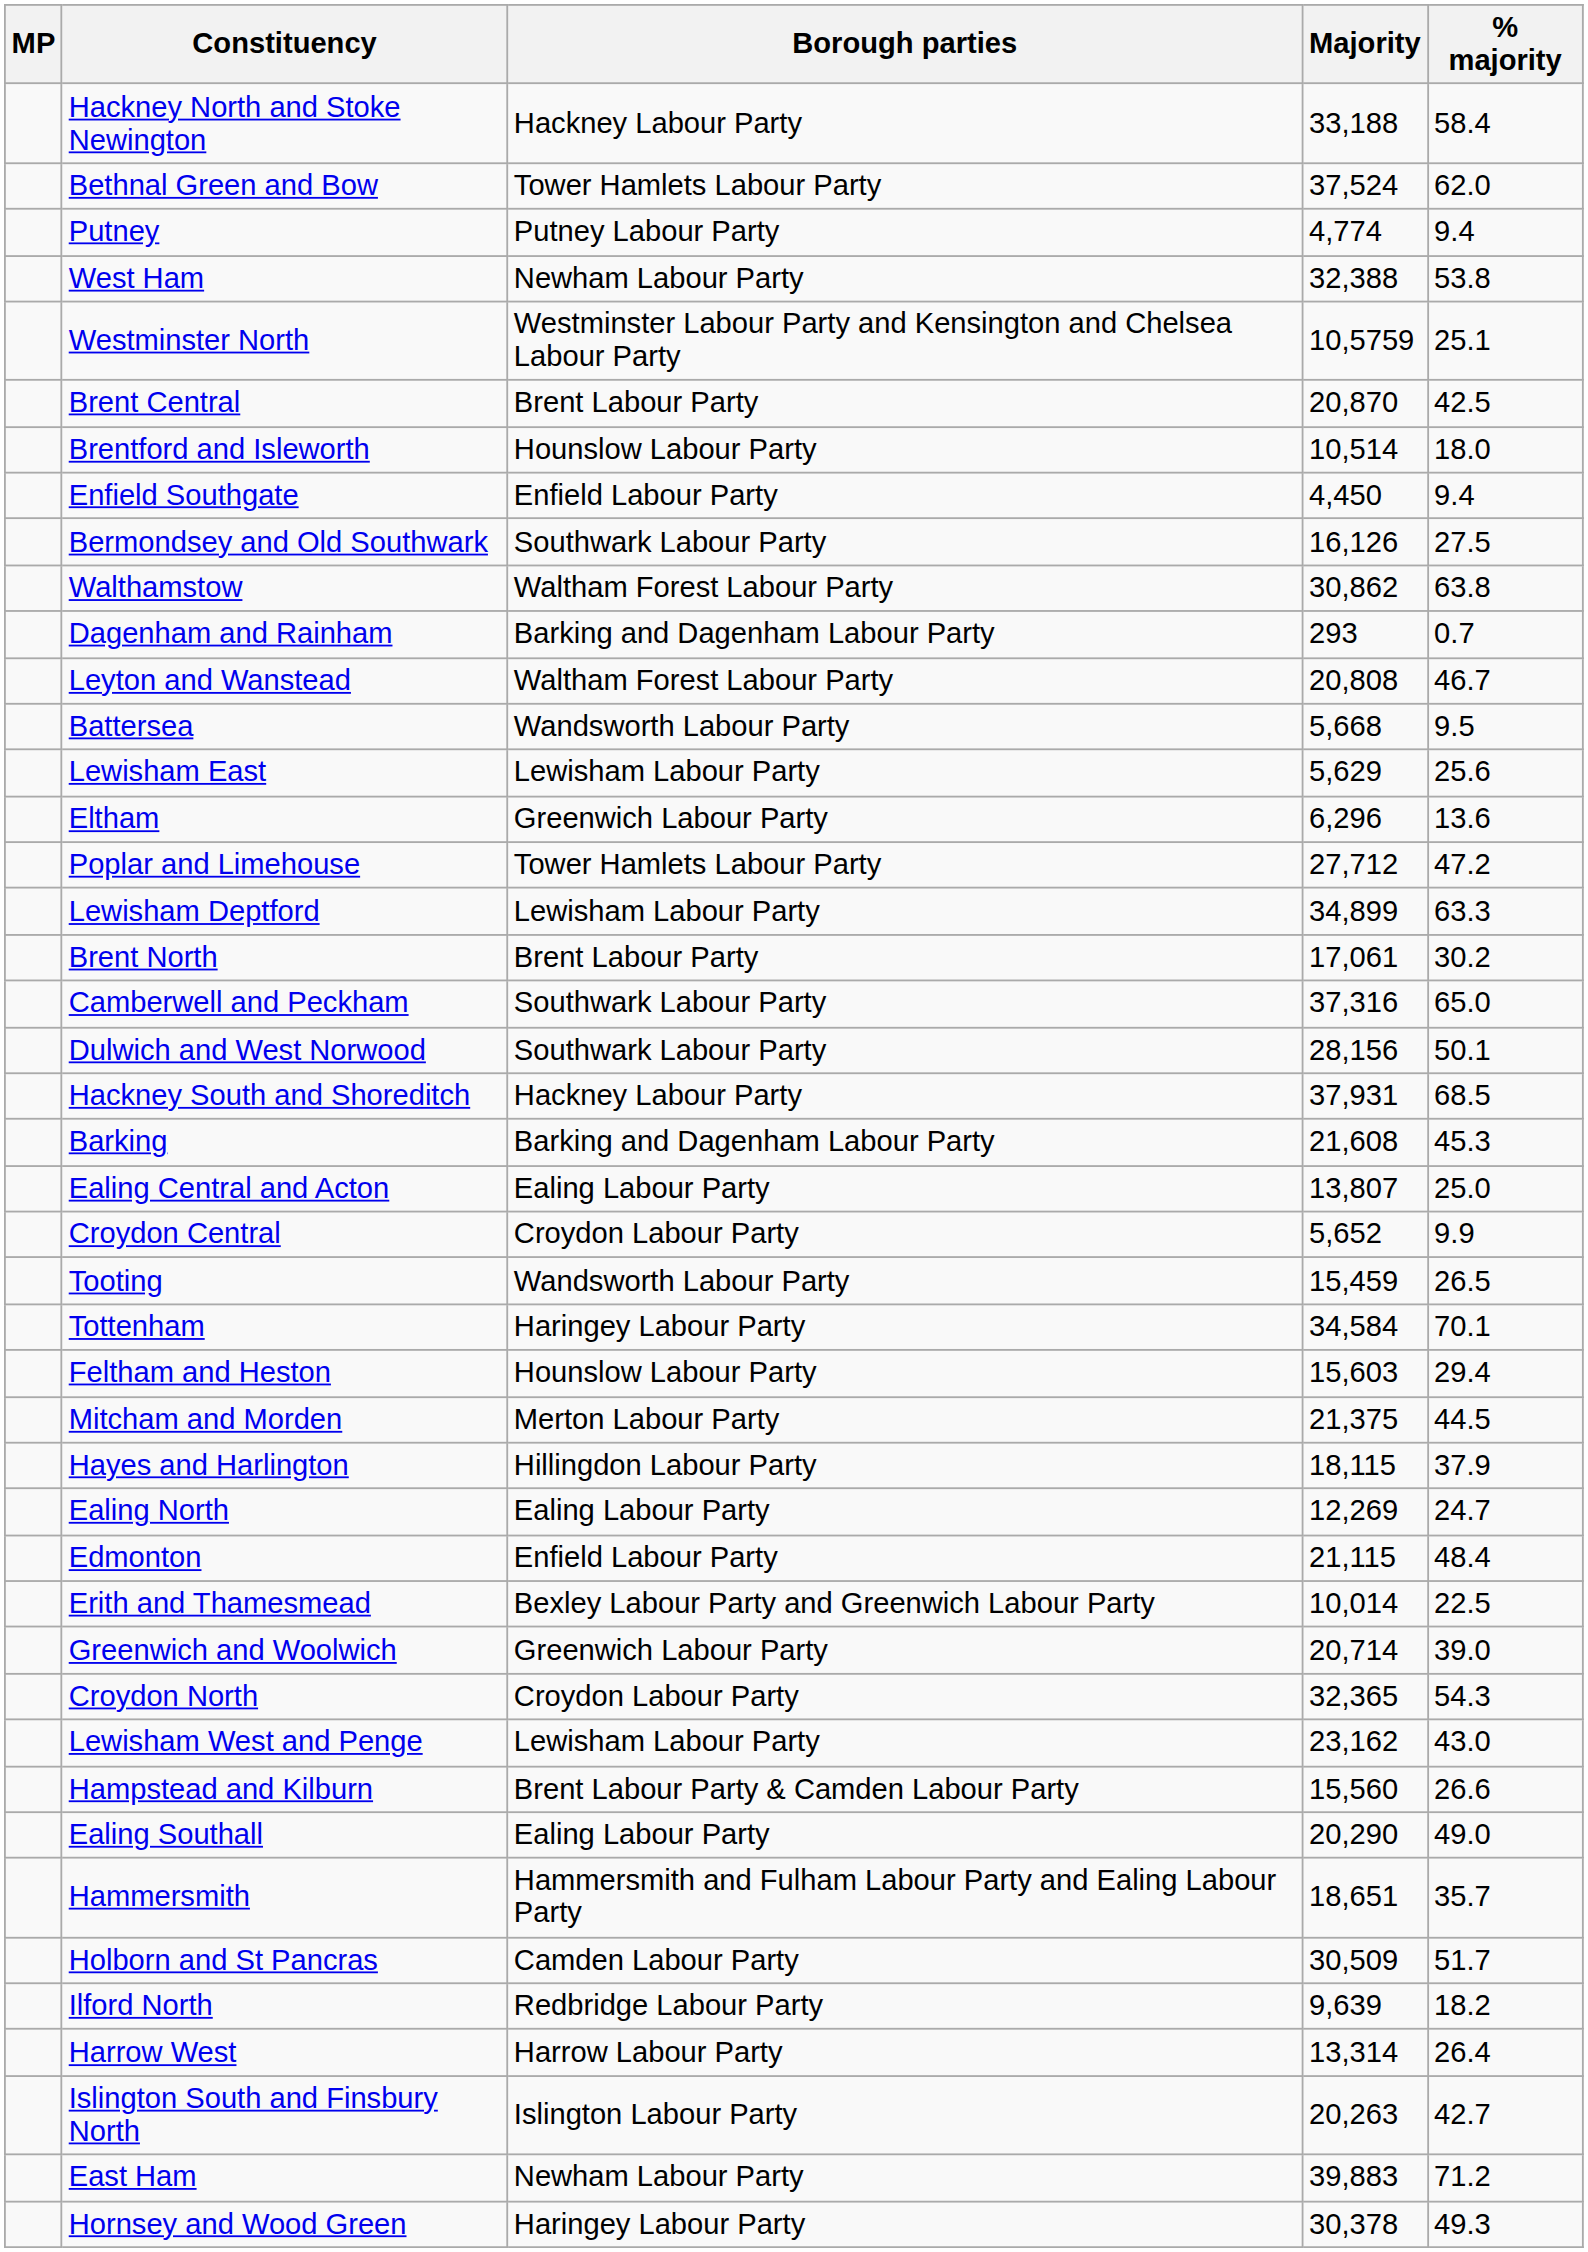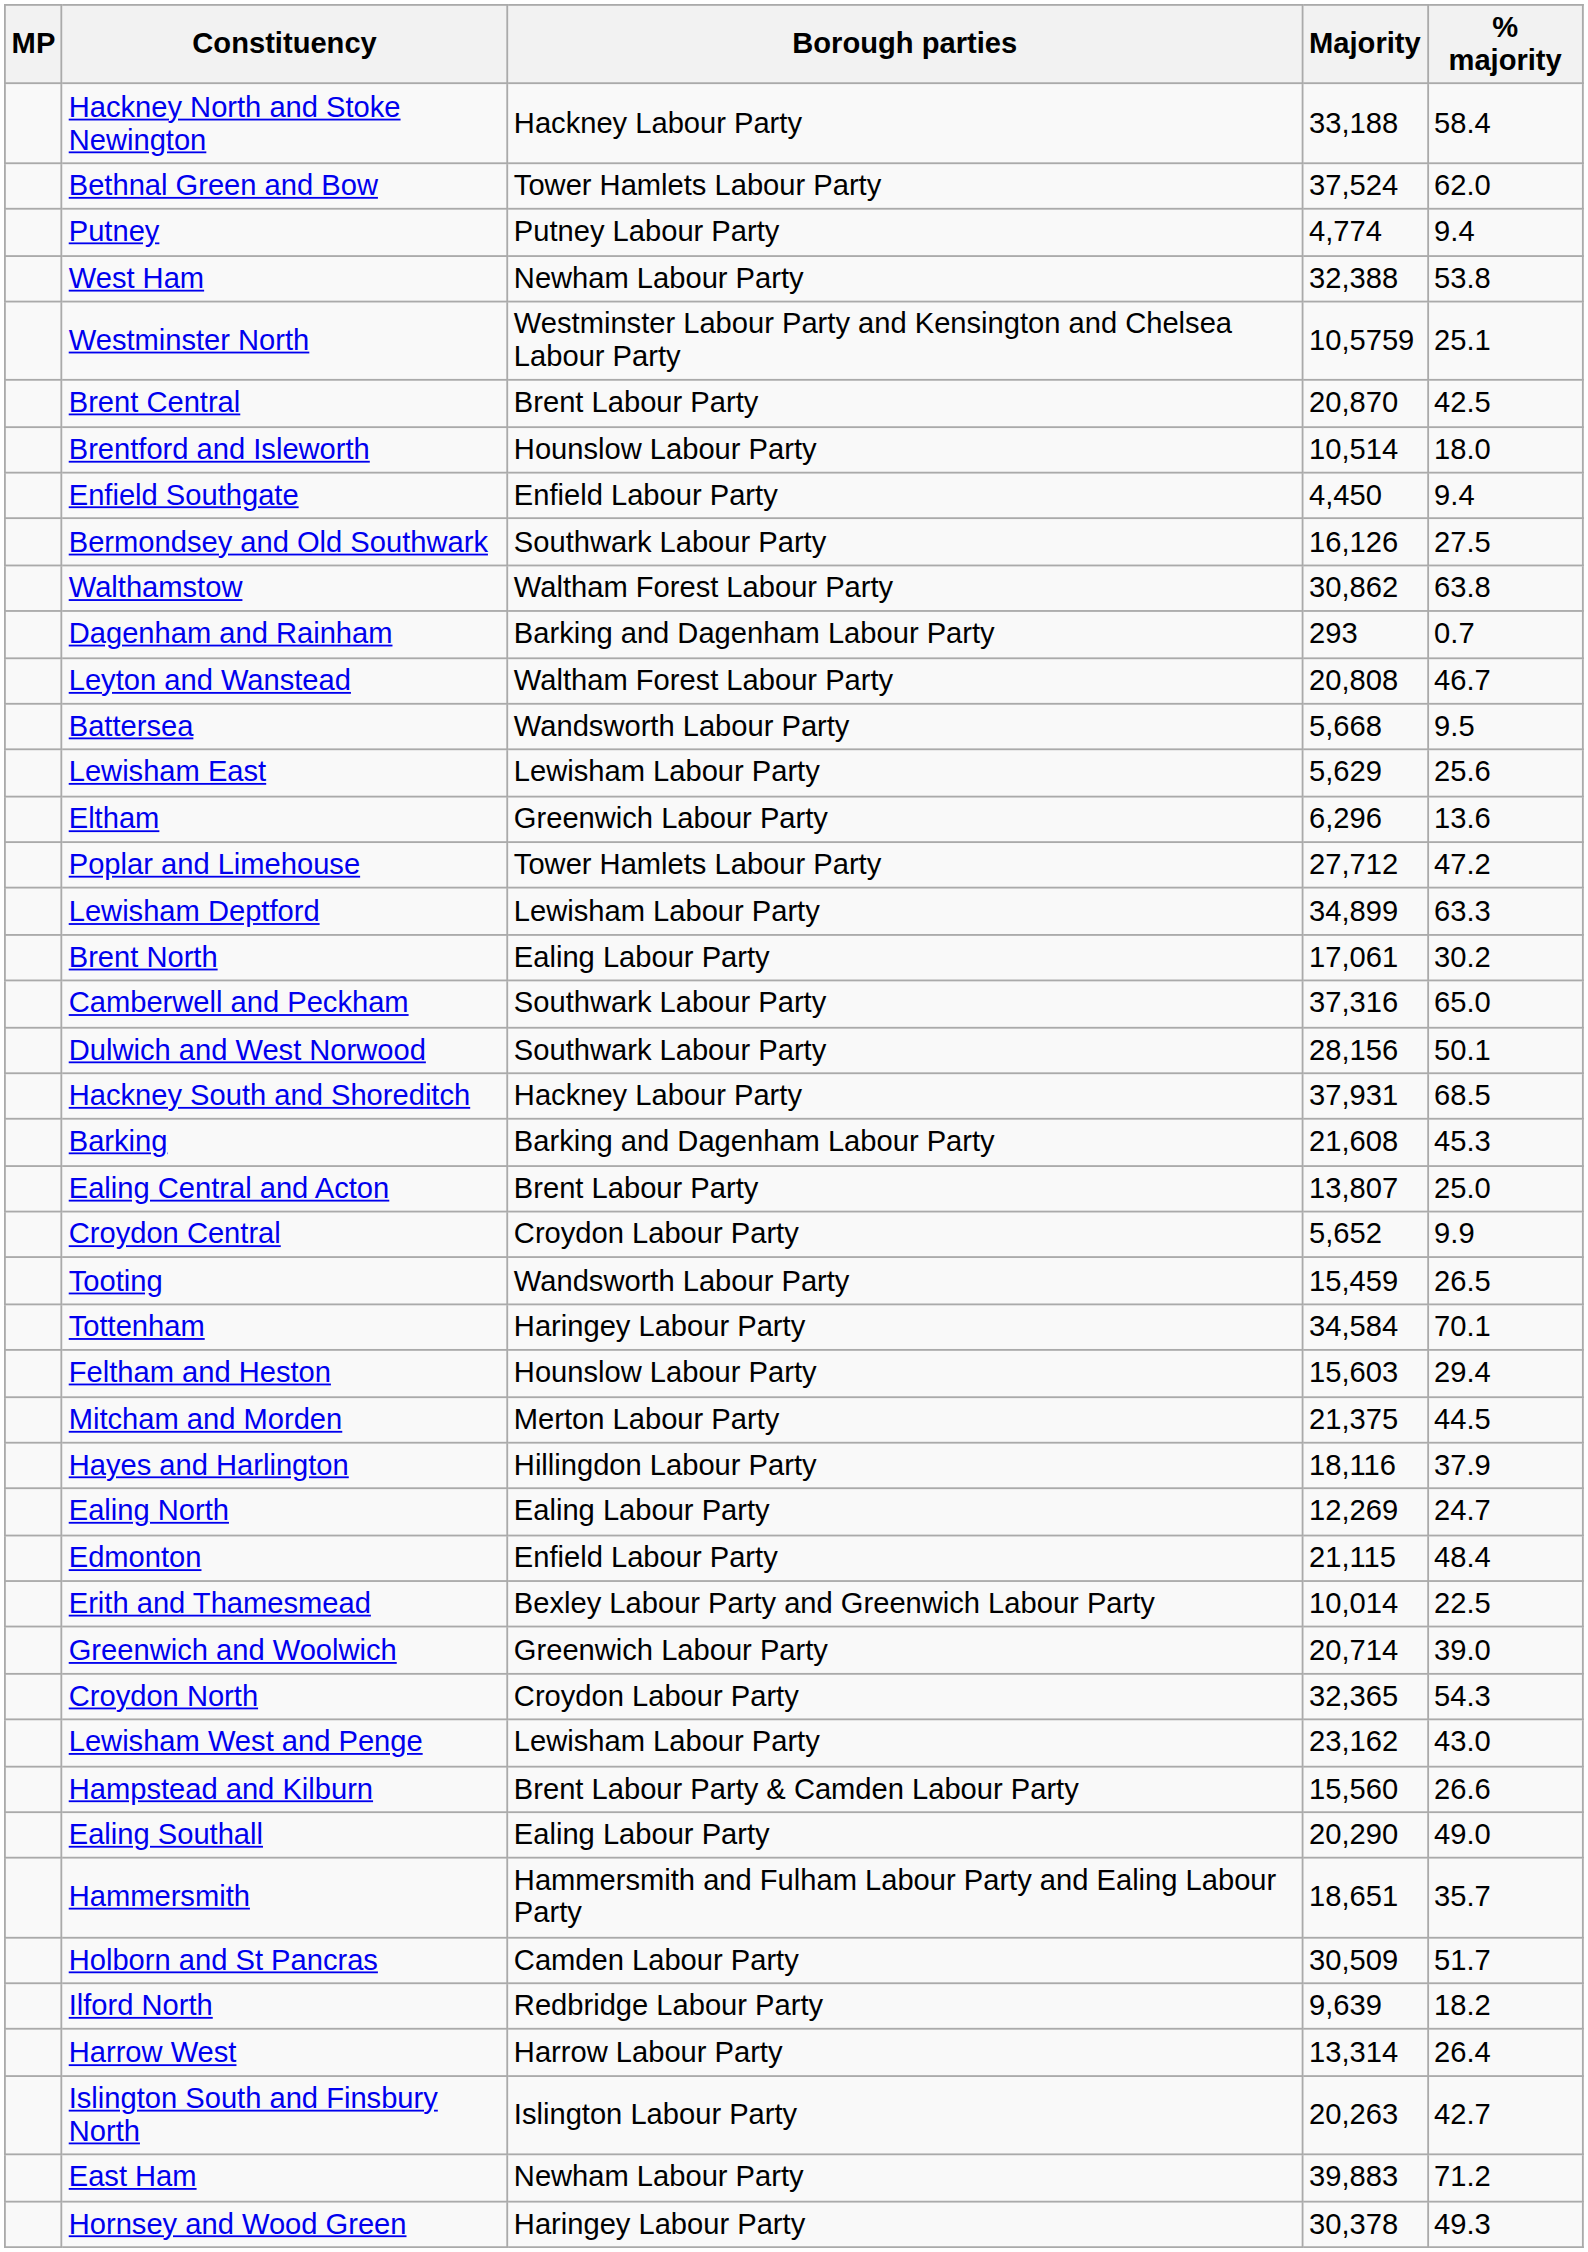(636, 957) Brent Labour Party -> (642, 957) Ealing Labour Party
(642, 1188) Ealing Labour Party -> (636, 1188) Brent Labour Party
(1353, 1465) 18,115 -> (1353, 1465) 18,116
